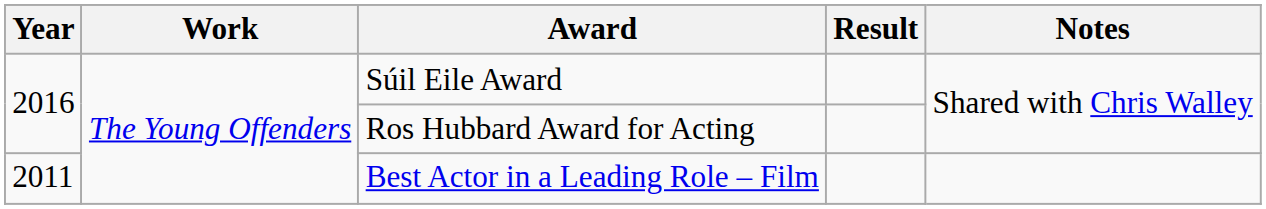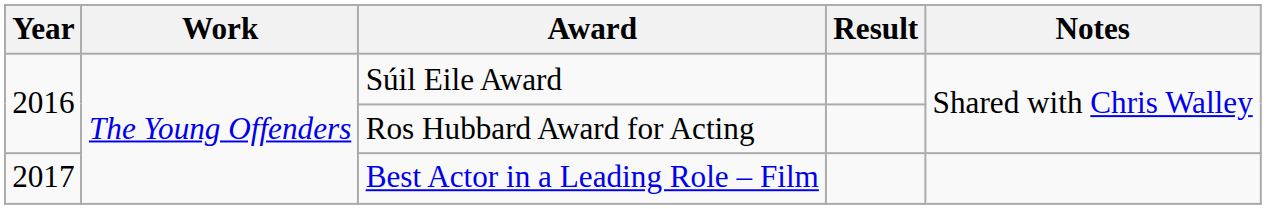(43, 177) 2011 -> (43, 177) 2017
